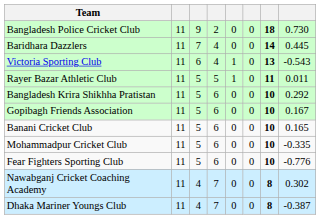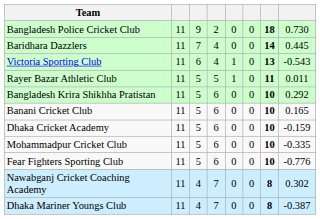- row: (70, 111)
+ row: (58, 128)
